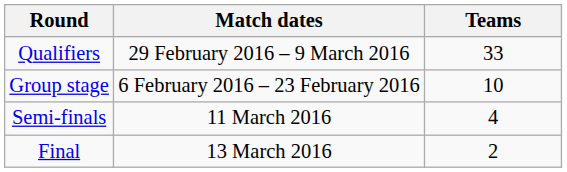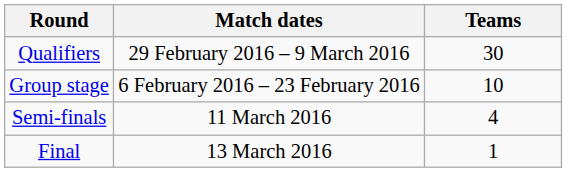(493, 53) 33 -> (493, 53) 30
(493, 150) 2 -> (493, 150) 1
